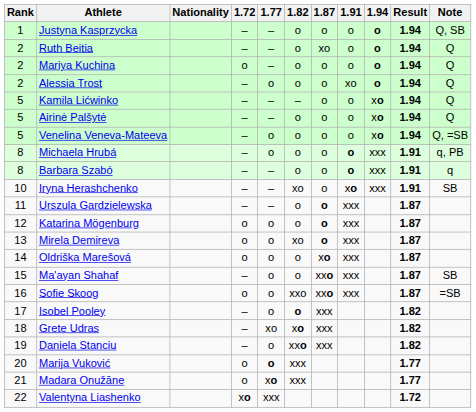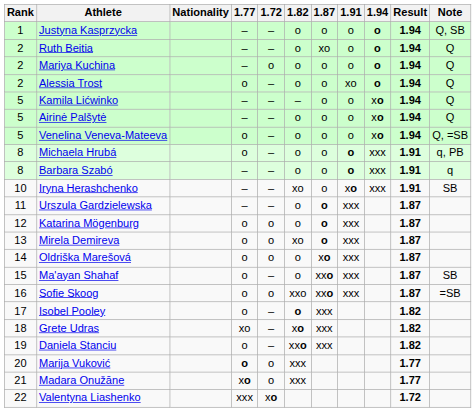columns swapped: (245, 13) <-> (271, 13)
